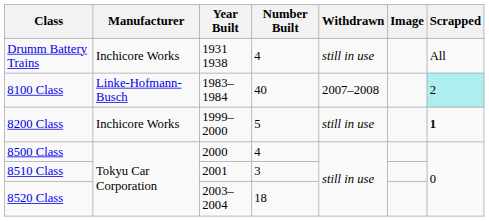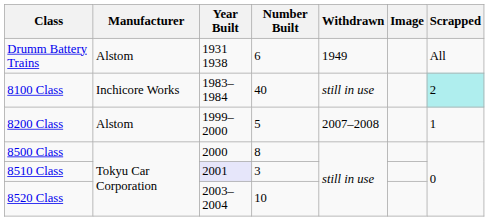(138, 55) Inchicore Works -> (115, 55) Alstom
(257, 55) 4 -> (257, 55) 6
(348, 55) still in use -> (335, 55) 1949
(139, 90) Linke-Hofmann-Busch -> (138, 90) Inchicore Works
(351, 90) 2007–2008 -> (348, 90) still in use
(138, 124) Inchicore Works -> (115, 124) Alstom
(348, 124) still in use -> (351, 124) 2007–2008
(433, 124) bold -> (433, 124) normal
(257, 151) 4 -> (257, 151) 8
(215, 171) no background -> (215, 171) lavender background
(261, 198) 18 -> (261, 198) 10
